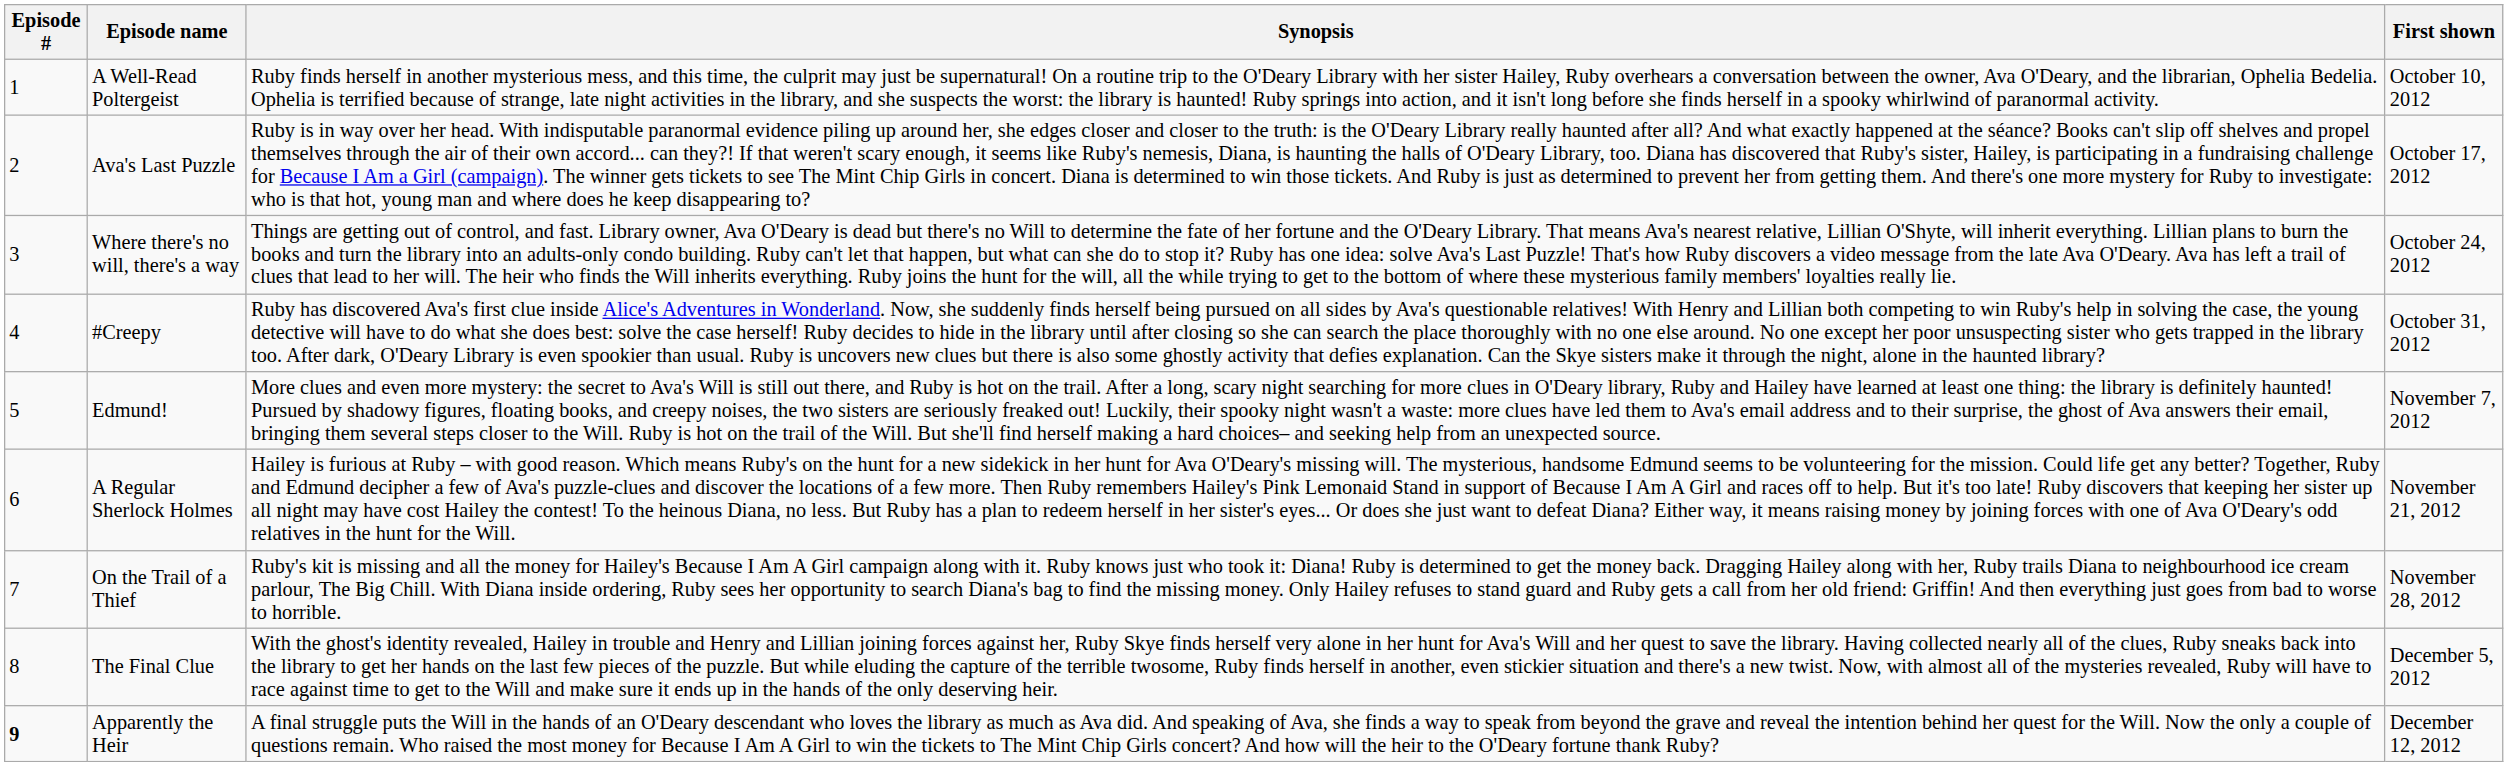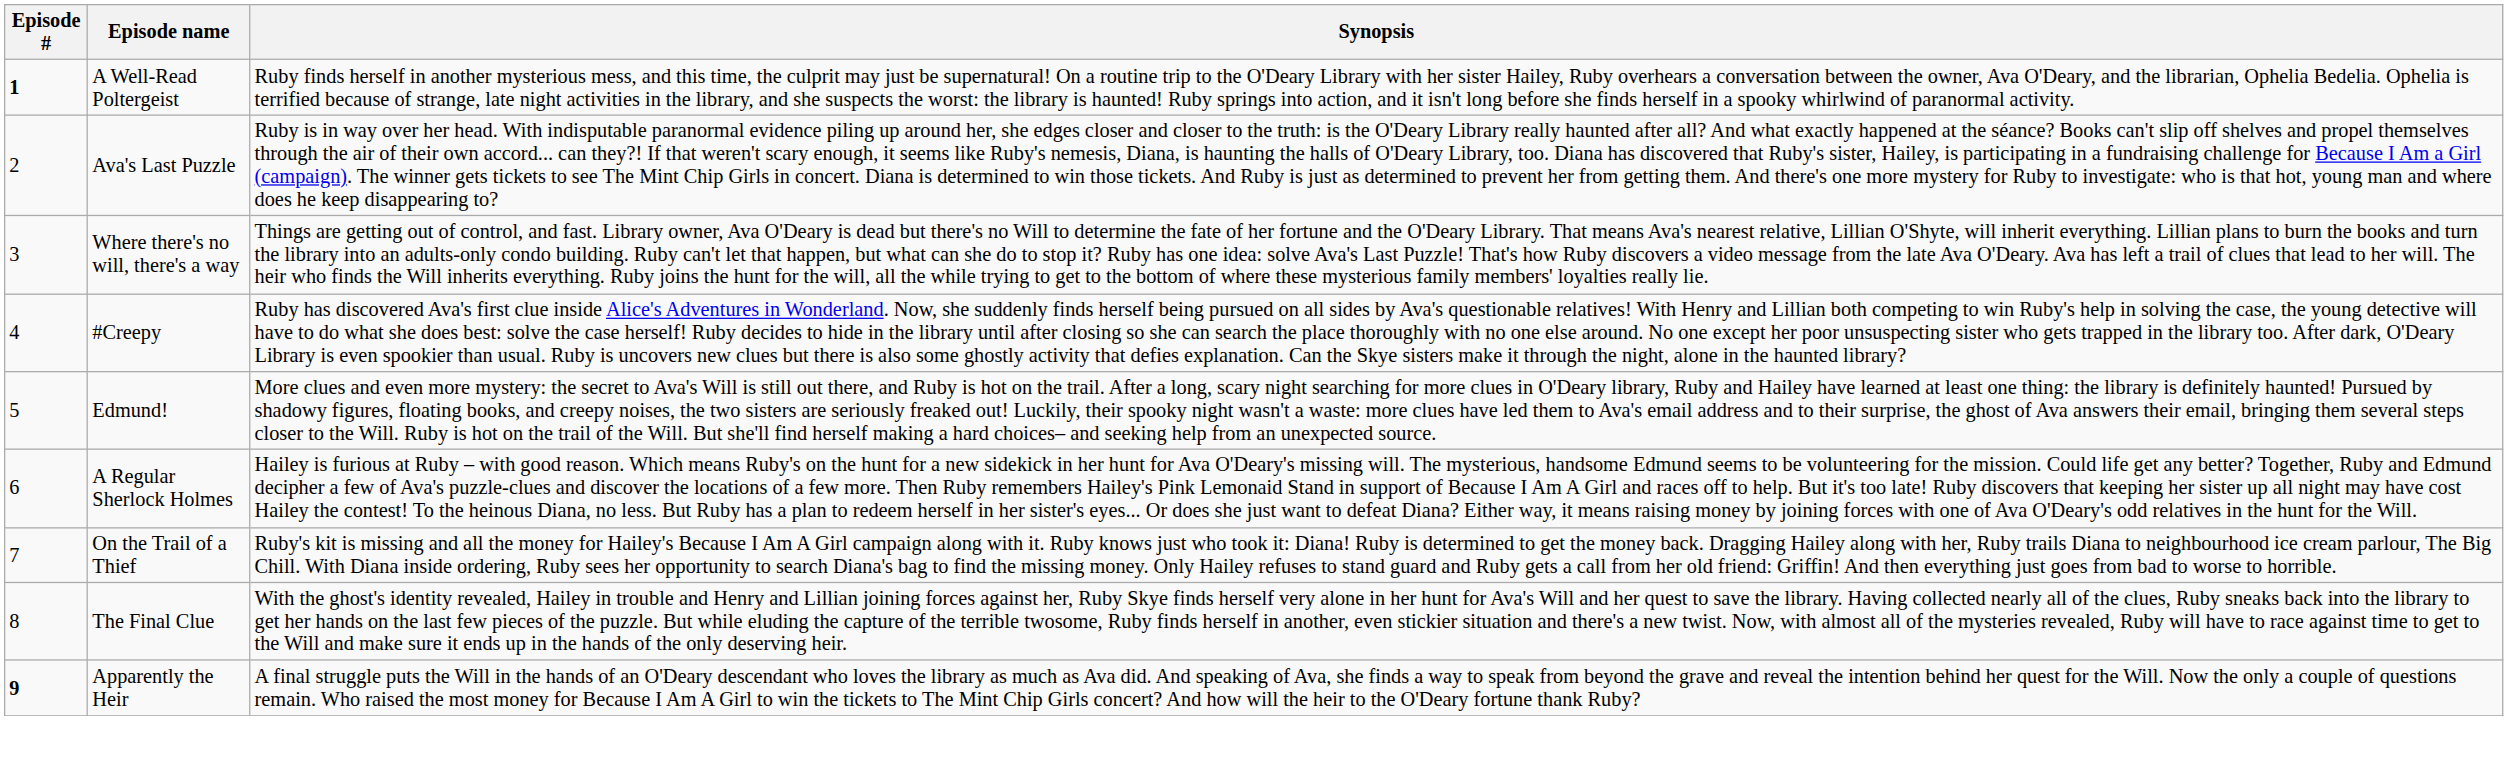- column: (2444, 32)
(14, 87) normal -> (14, 87) bold
